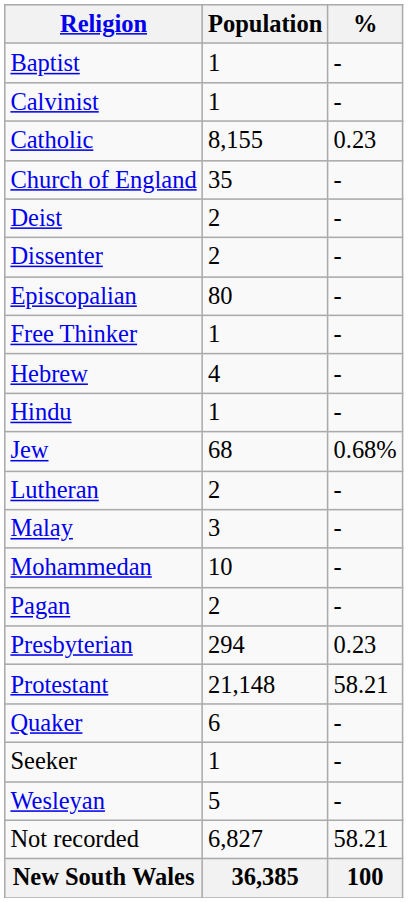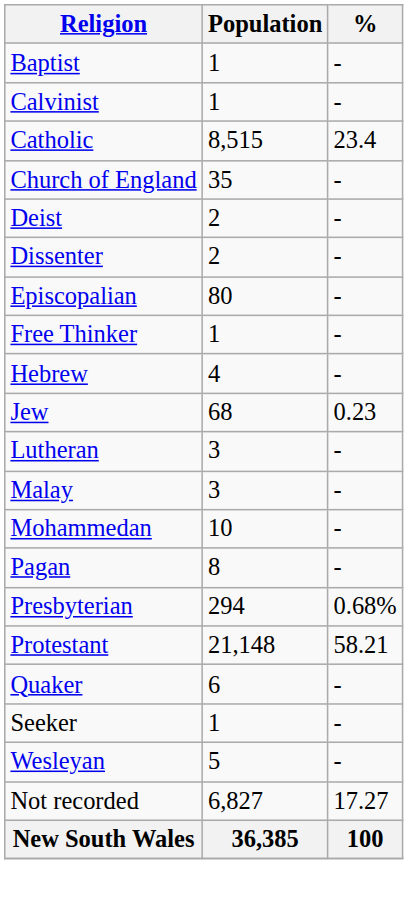(236, 140) 8,155 -> (236, 140) 8,515
(355, 140) 0.23 -> (355, 140) 23.4
- row: (41, 412)
(365, 450) 0.68% -> (355, 412) 0.23
(214, 489) 2 -> (214, 450) 3
(214, 606) 2 -> (214, 567) 8
(355, 645) 0.23 -> (365, 606) 0.68%
(361, 839) 58.21 -> (361, 800) 17.27
